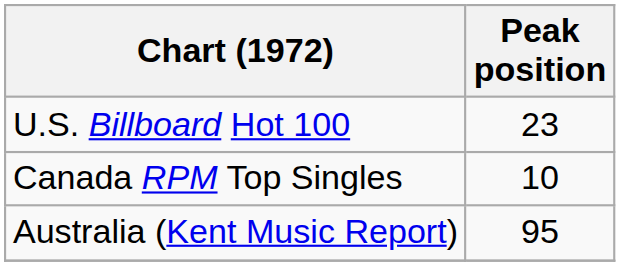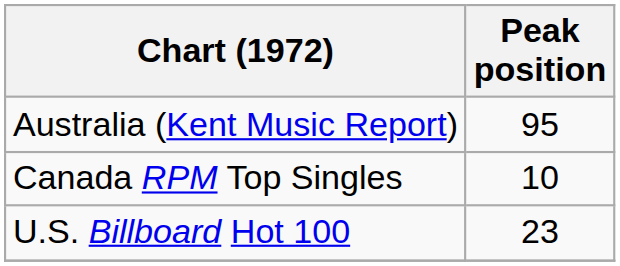rows swapped: (235, 232) <-> (182, 123)
